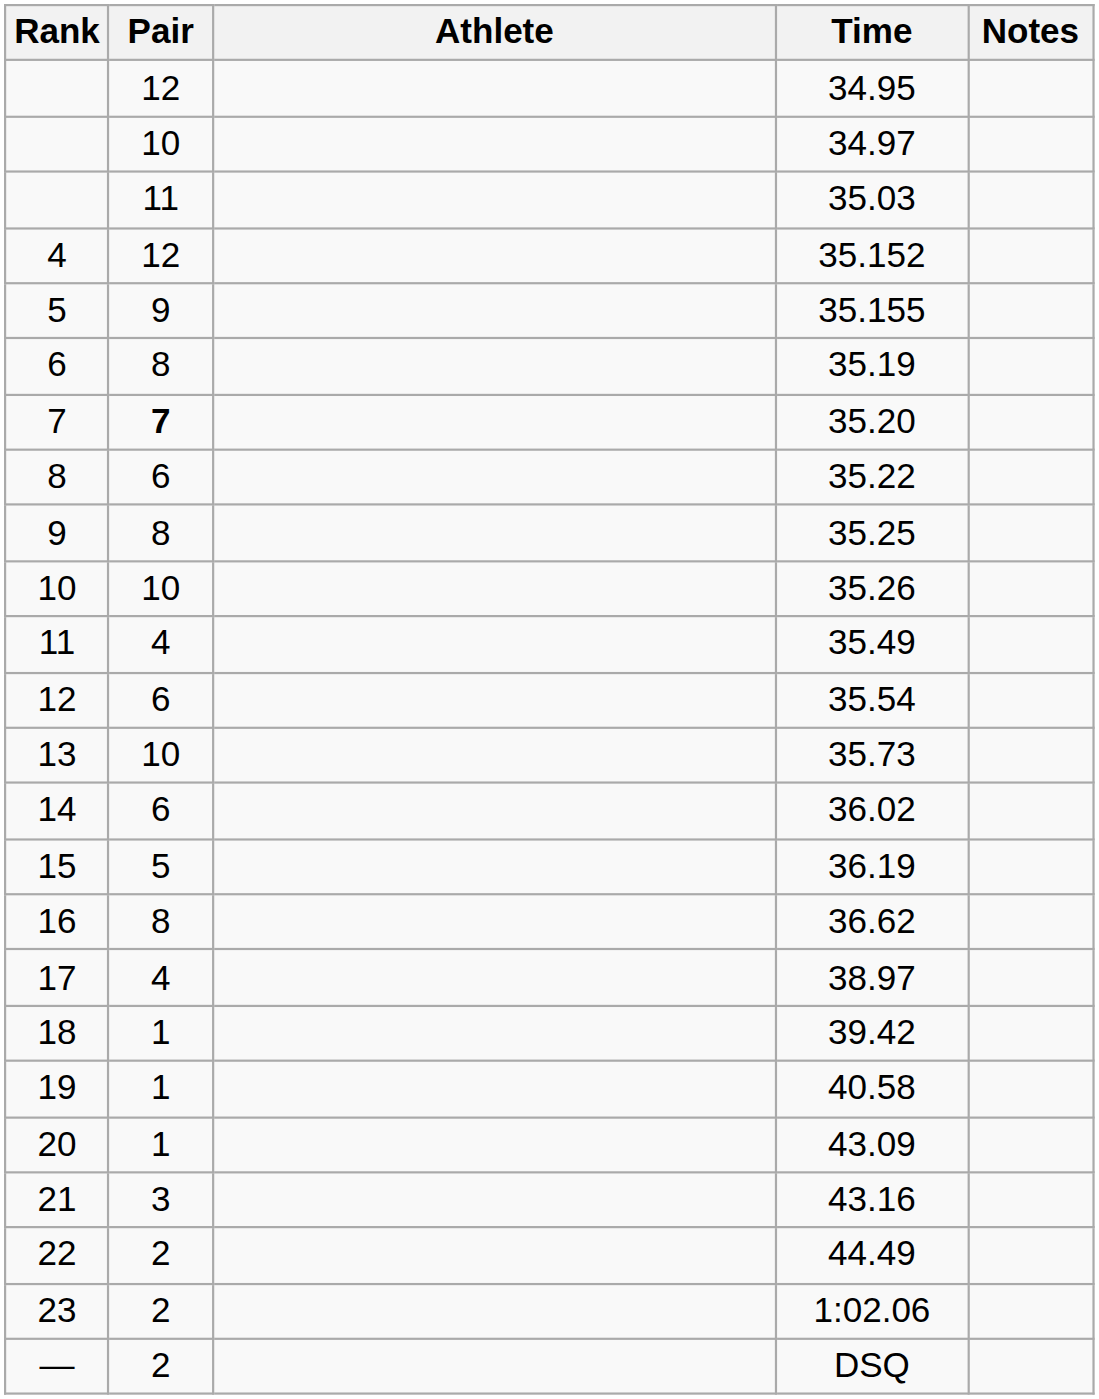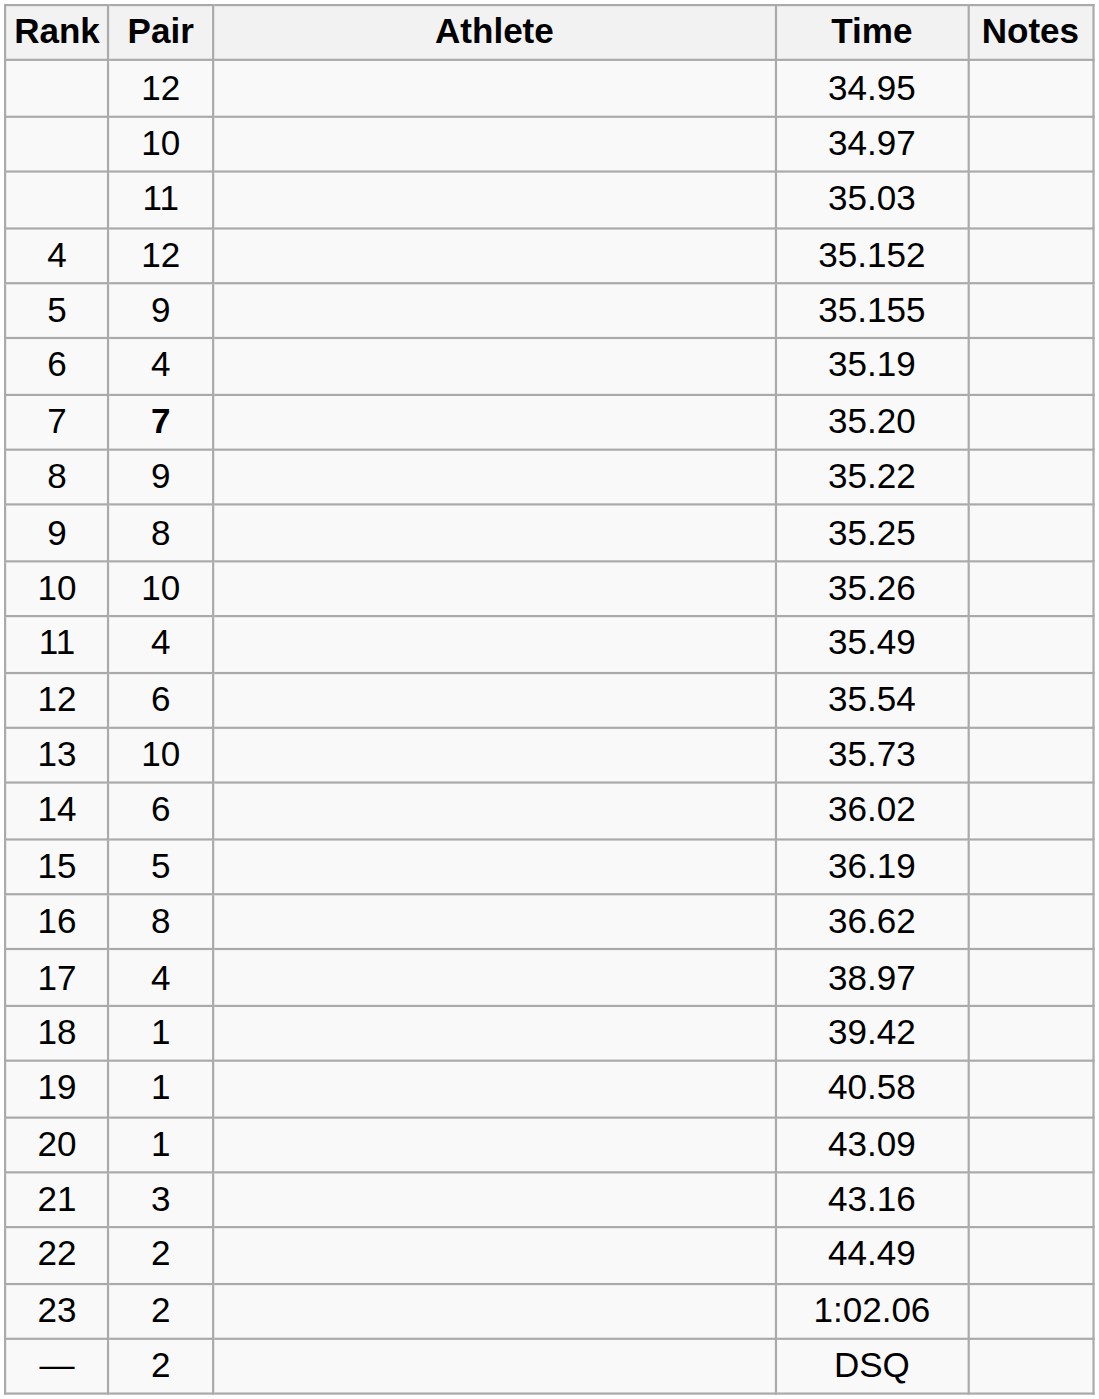(161, 365) 8 -> (161, 365) 4
(161, 476) 6 -> (161, 476) 9
